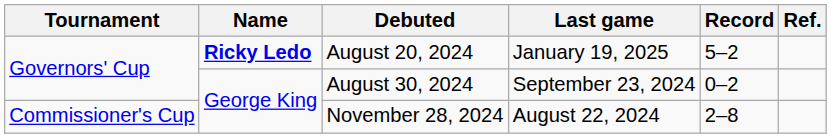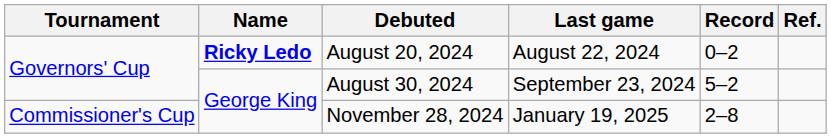(591, 52) January 19, 2025 -> (586, 52) August 22, 2024
(722, 52) 5–2 -> (722, 52) 0–2
(722, 84) 0–2 -> (722, 84) 5–2
(586, 116) August 22, 2024 -> (591, 116) January 19, 2025
